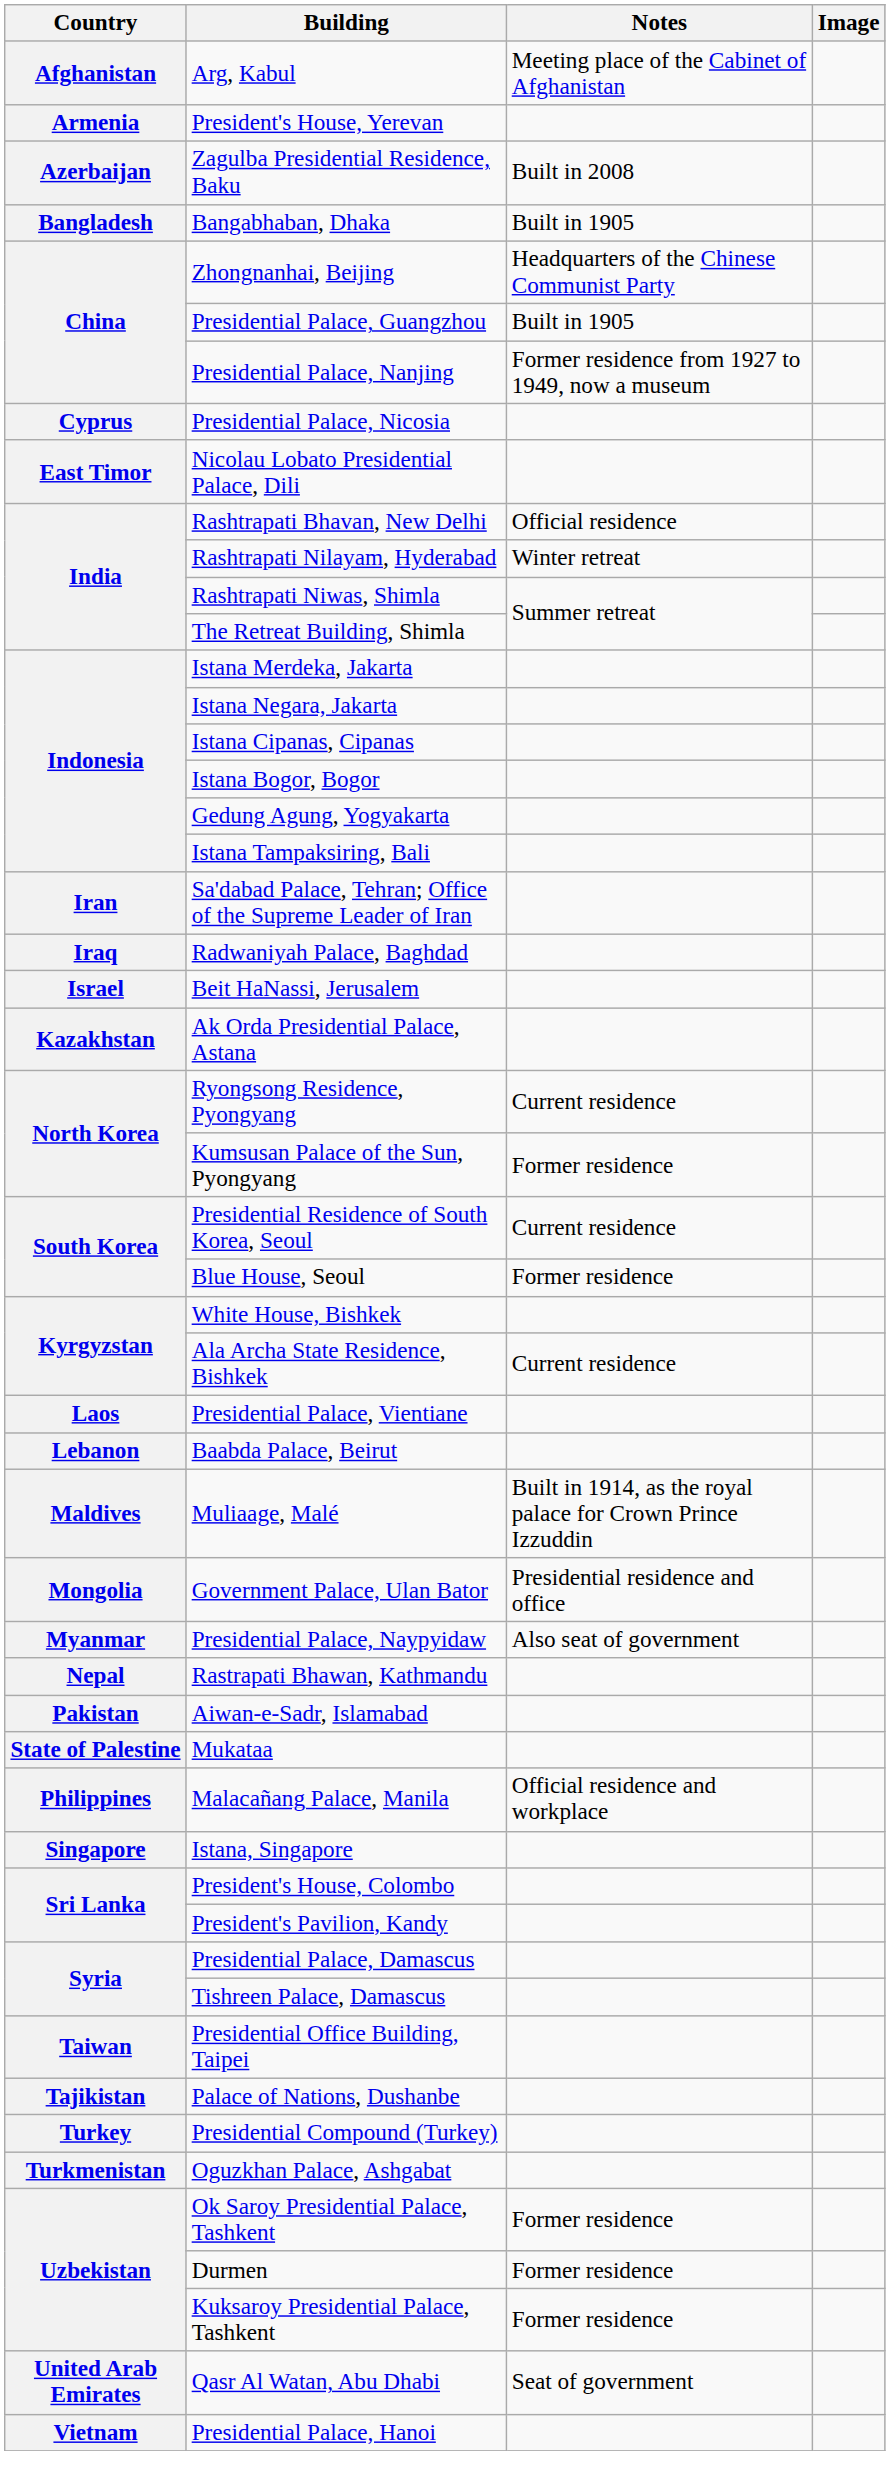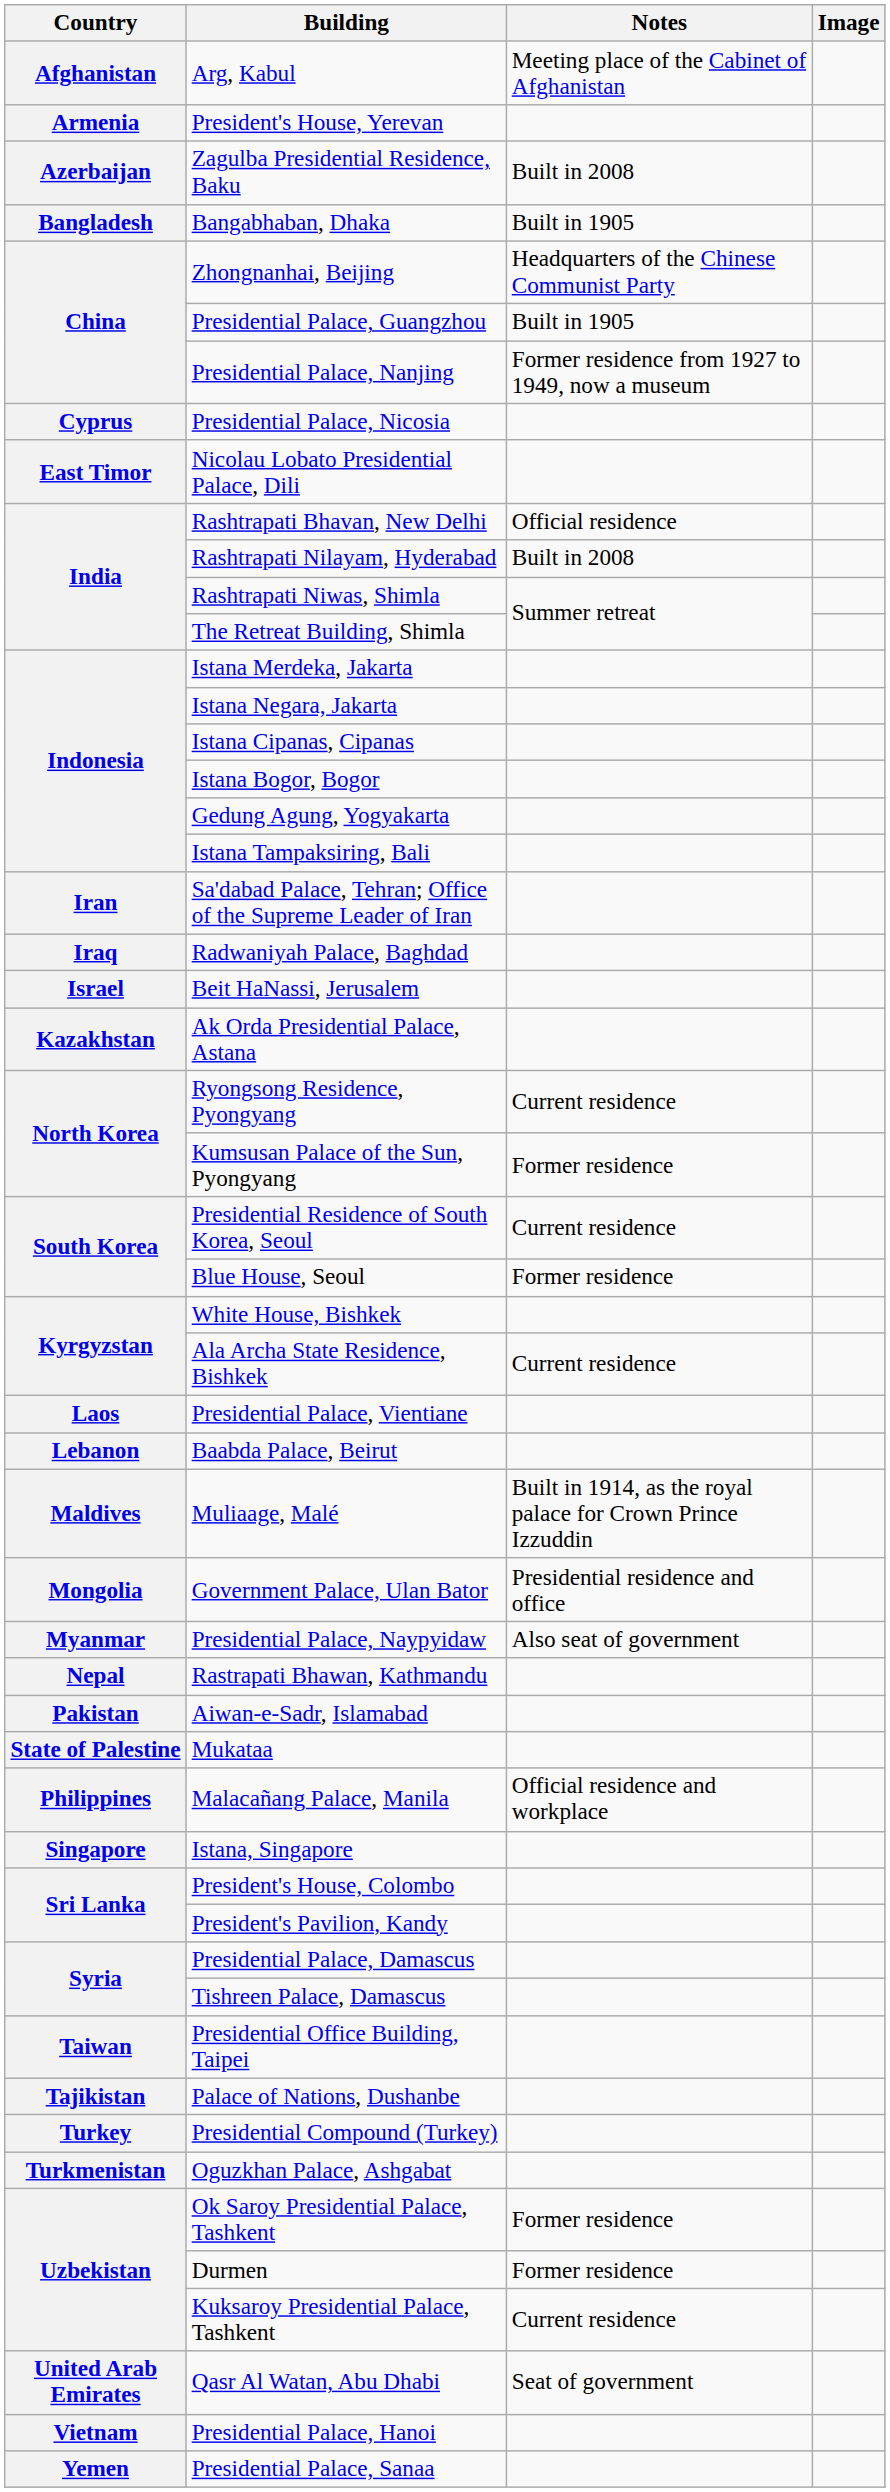(576, 558) Winter retreat -> (573, 558) Built in 2008
(593, 2319) Former residence -> (594, 2319) Current residence
+ row: (313, 2468)
